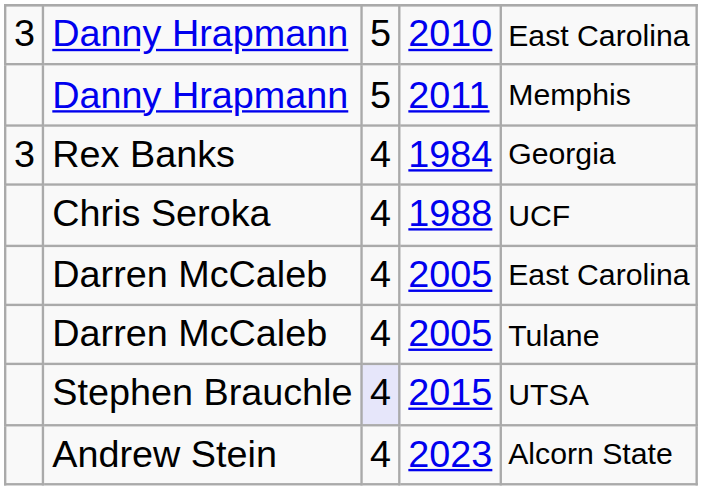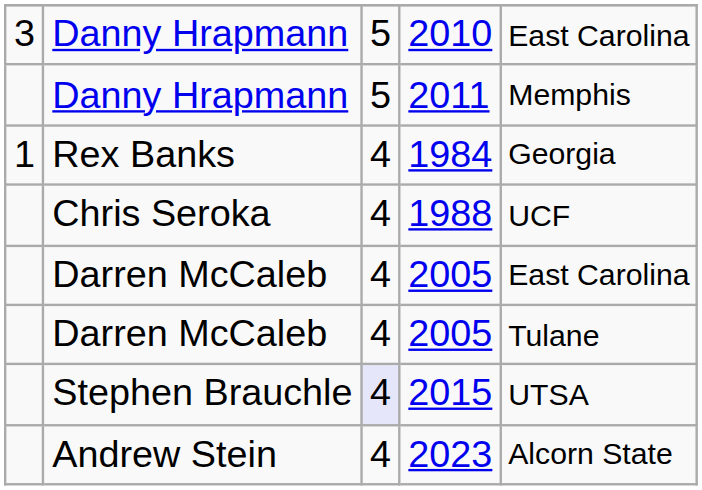(24, 154) 3 -> (24, 154) 1
